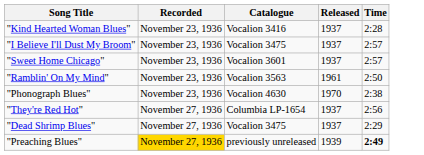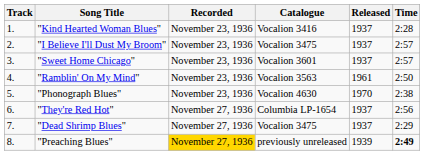+ column: (20, 12)
